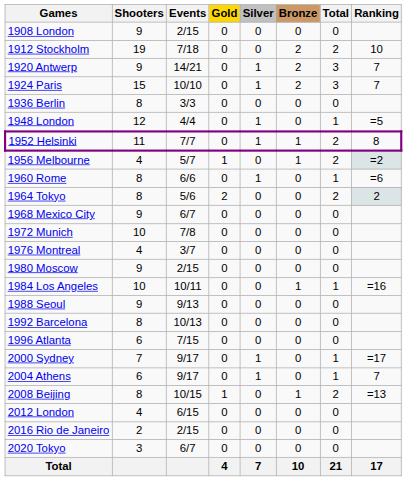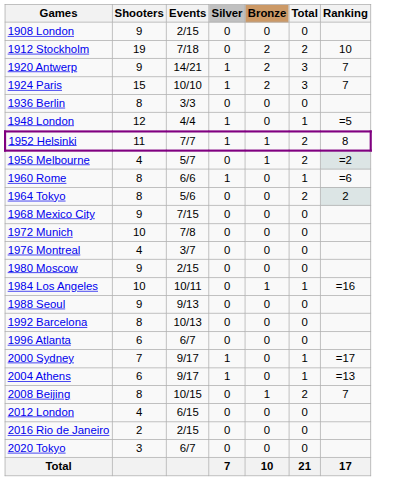- column: (224, 13)
(188, 214) 6/7 -> (188, 214) 7/15
(188, 340) 7/15 -> (188, 340) 6/7
(377, 376) 7 -> (345, 376) =13
(377, 394) =13 -> (345, 394) 7
